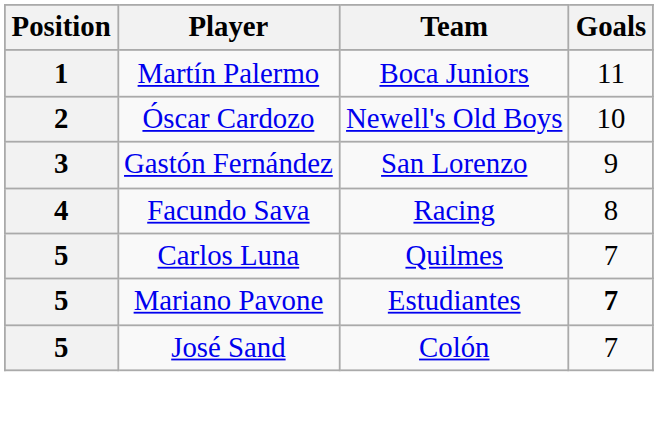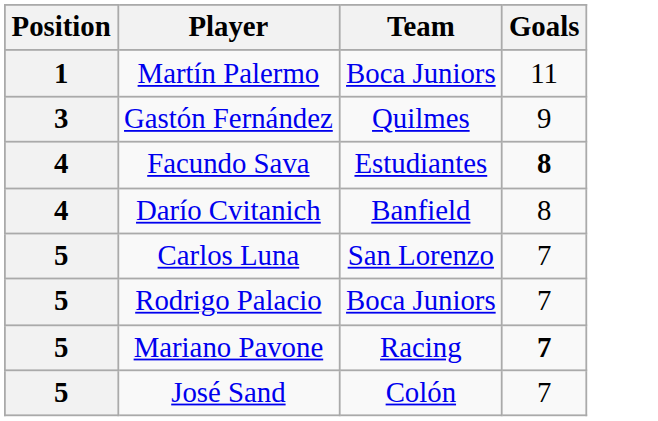- row: (228, 118)
(454, 164) San Lorenzo -> (421, 118) Quilmes
(454, 210) Racing -> (421, 164) Estudiantes
(611, 210) normal -> (544, 164) bold
+ row: (228, 210)
(454, 255) Quilmes -> (421, 255) San Lorenzo
+ row: (228, 301)
(454, 301) Estudiantes -> (421, 347) Racing
